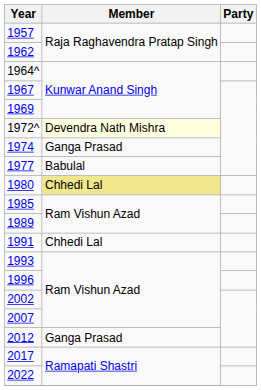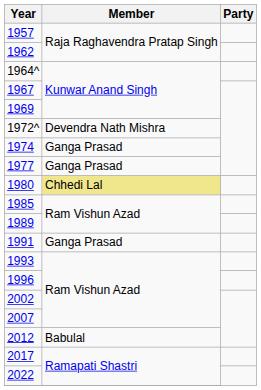(105, 128) lightyellow background -> (105, 128) no background
(65, 166) Babulal -> (84, 166) Ganga Prasad
(74, 242) Chhedi Lal -> (84, 242) Ganga Prasad
(84, 337) Ganga Prasad -> (65, 337) Babulal
